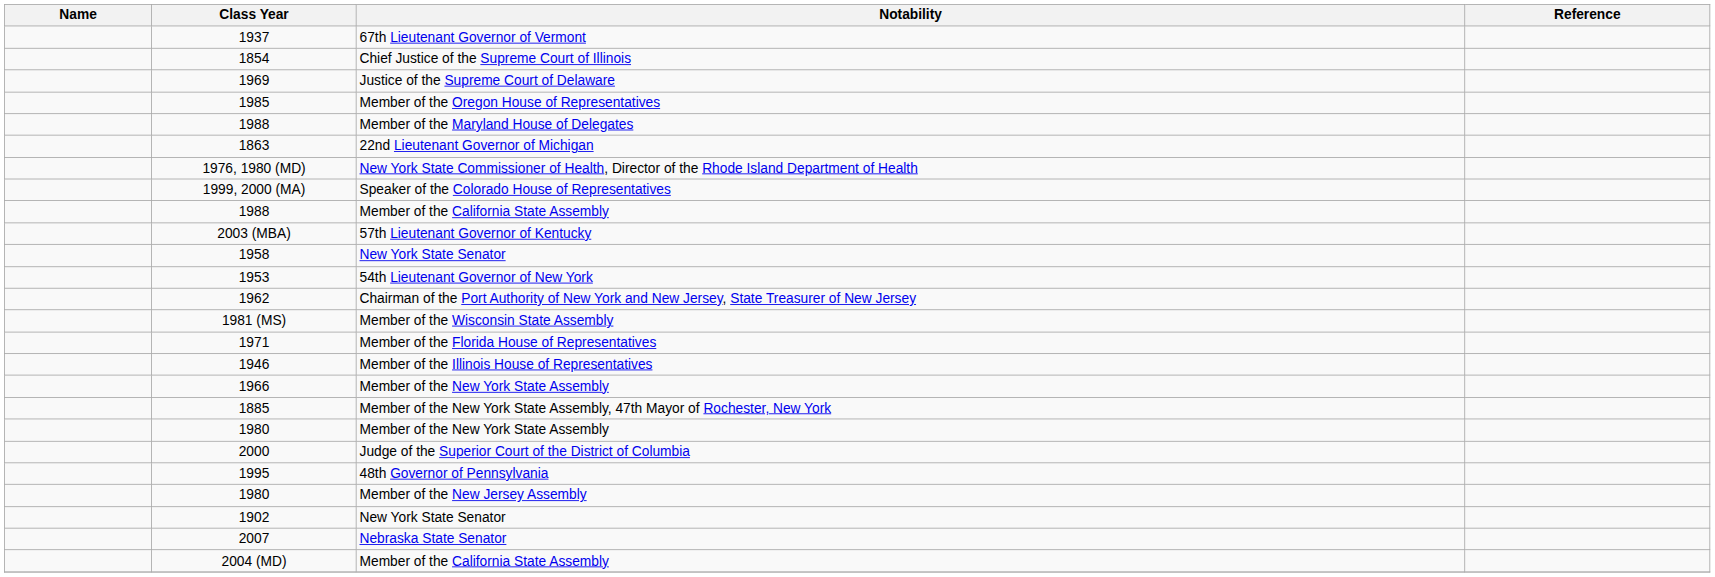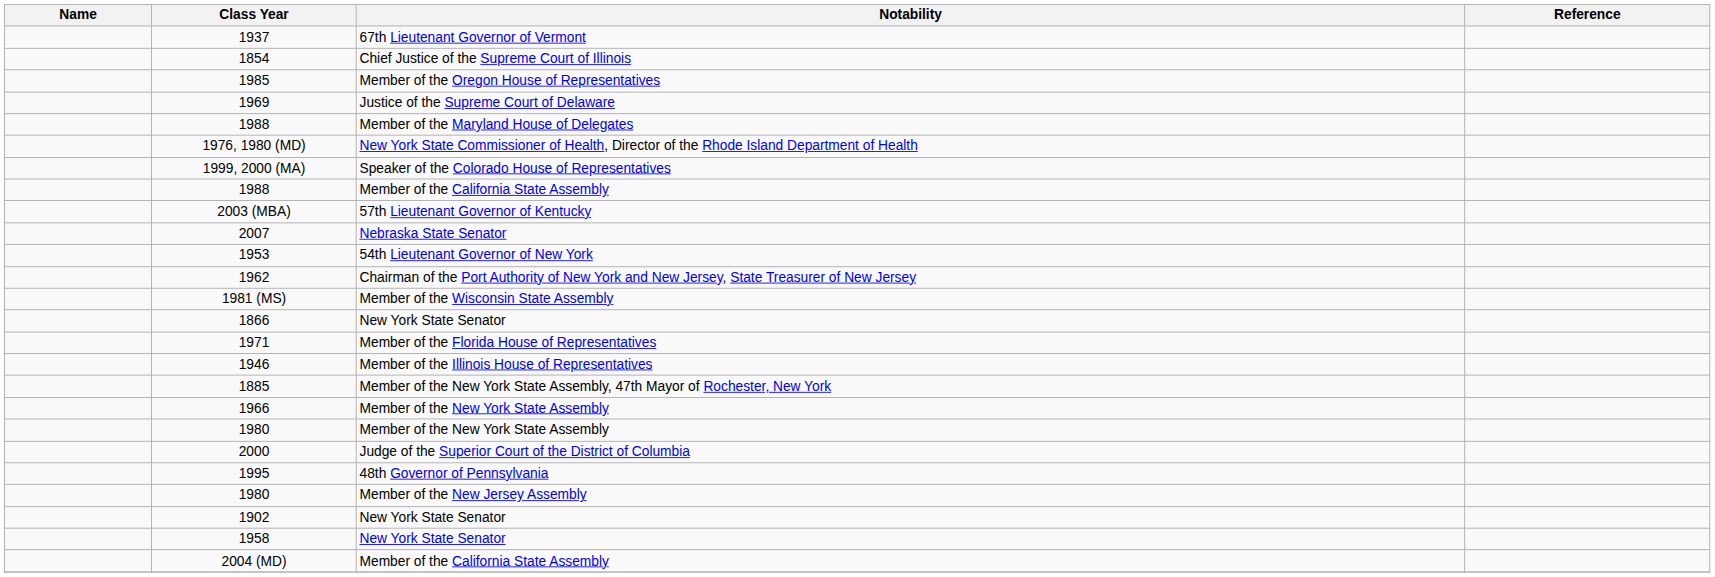rows swapped: (254, 80) <-> (254, 102)
- row: (254, 146)
rows swapped: (254, 255) <-> (254, 539)
+ row: (254, 320)
rows swapped: (254, 386) <-> (254, 408)
